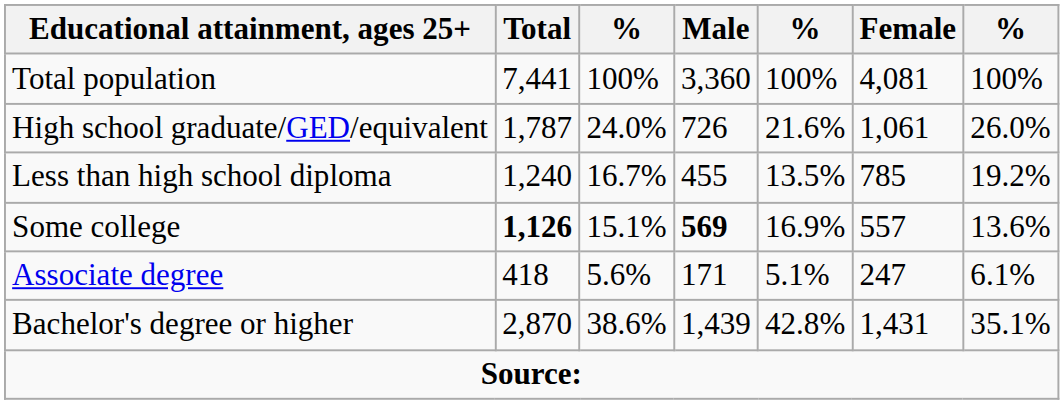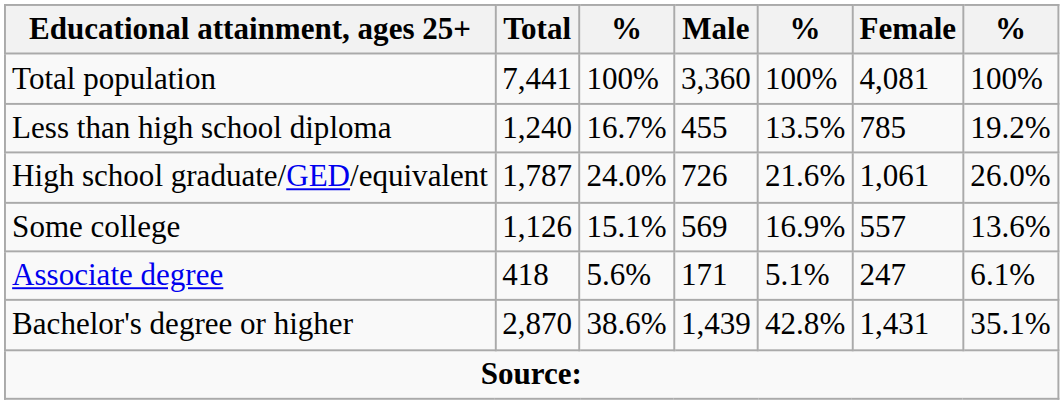rows swapped: (202, 176) <-> (250, 127)
(537, 226) bold -> (537, 226) normal
(704, 226) bold -> (704, 226) normal
